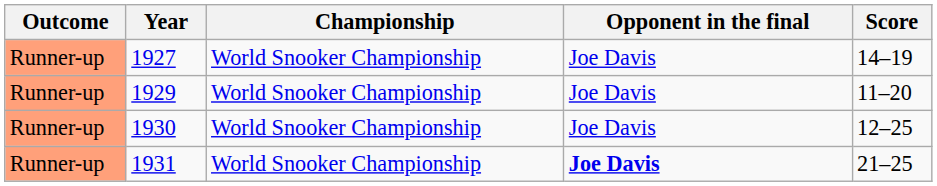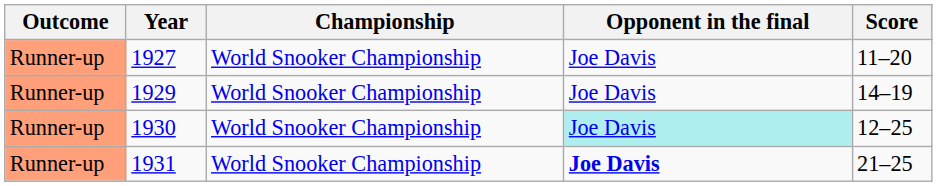(885, 57) 14–19 -> (884, 57) 11–20
(884, 92) 11–20 -> (885, 92) 14–19
(612, 127) no background -> (612, 127) paleturquoise background
